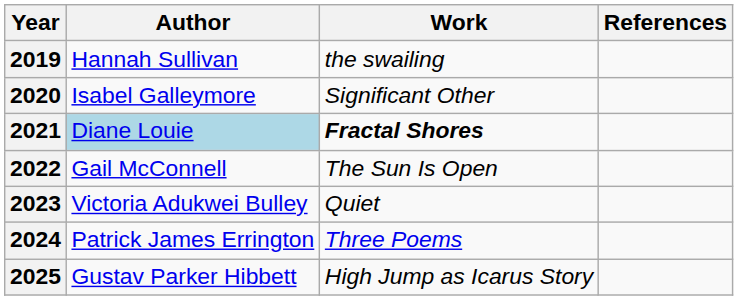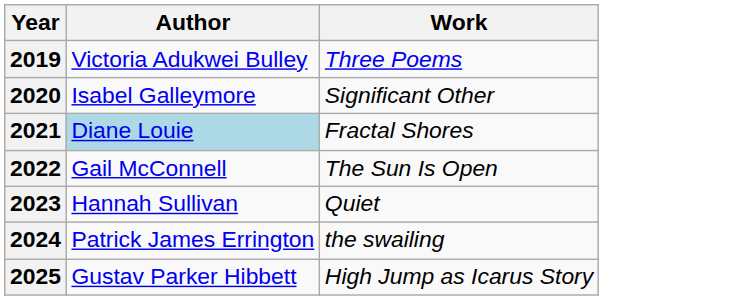- column: (665, 22)
(155, 58) Hannah Sullivan -> (189, 58) Victoria Adukwei Bulley
(385, 58) the swailing -> (394, 58) Three Poems
(404, 131) bold -> (399, 131) normal
(189, 204) Victoria Adukwei Bulley -> (155, 204) Hannah Sullivan
(394, 240) Three Poems -> (385, 240) the swailing
